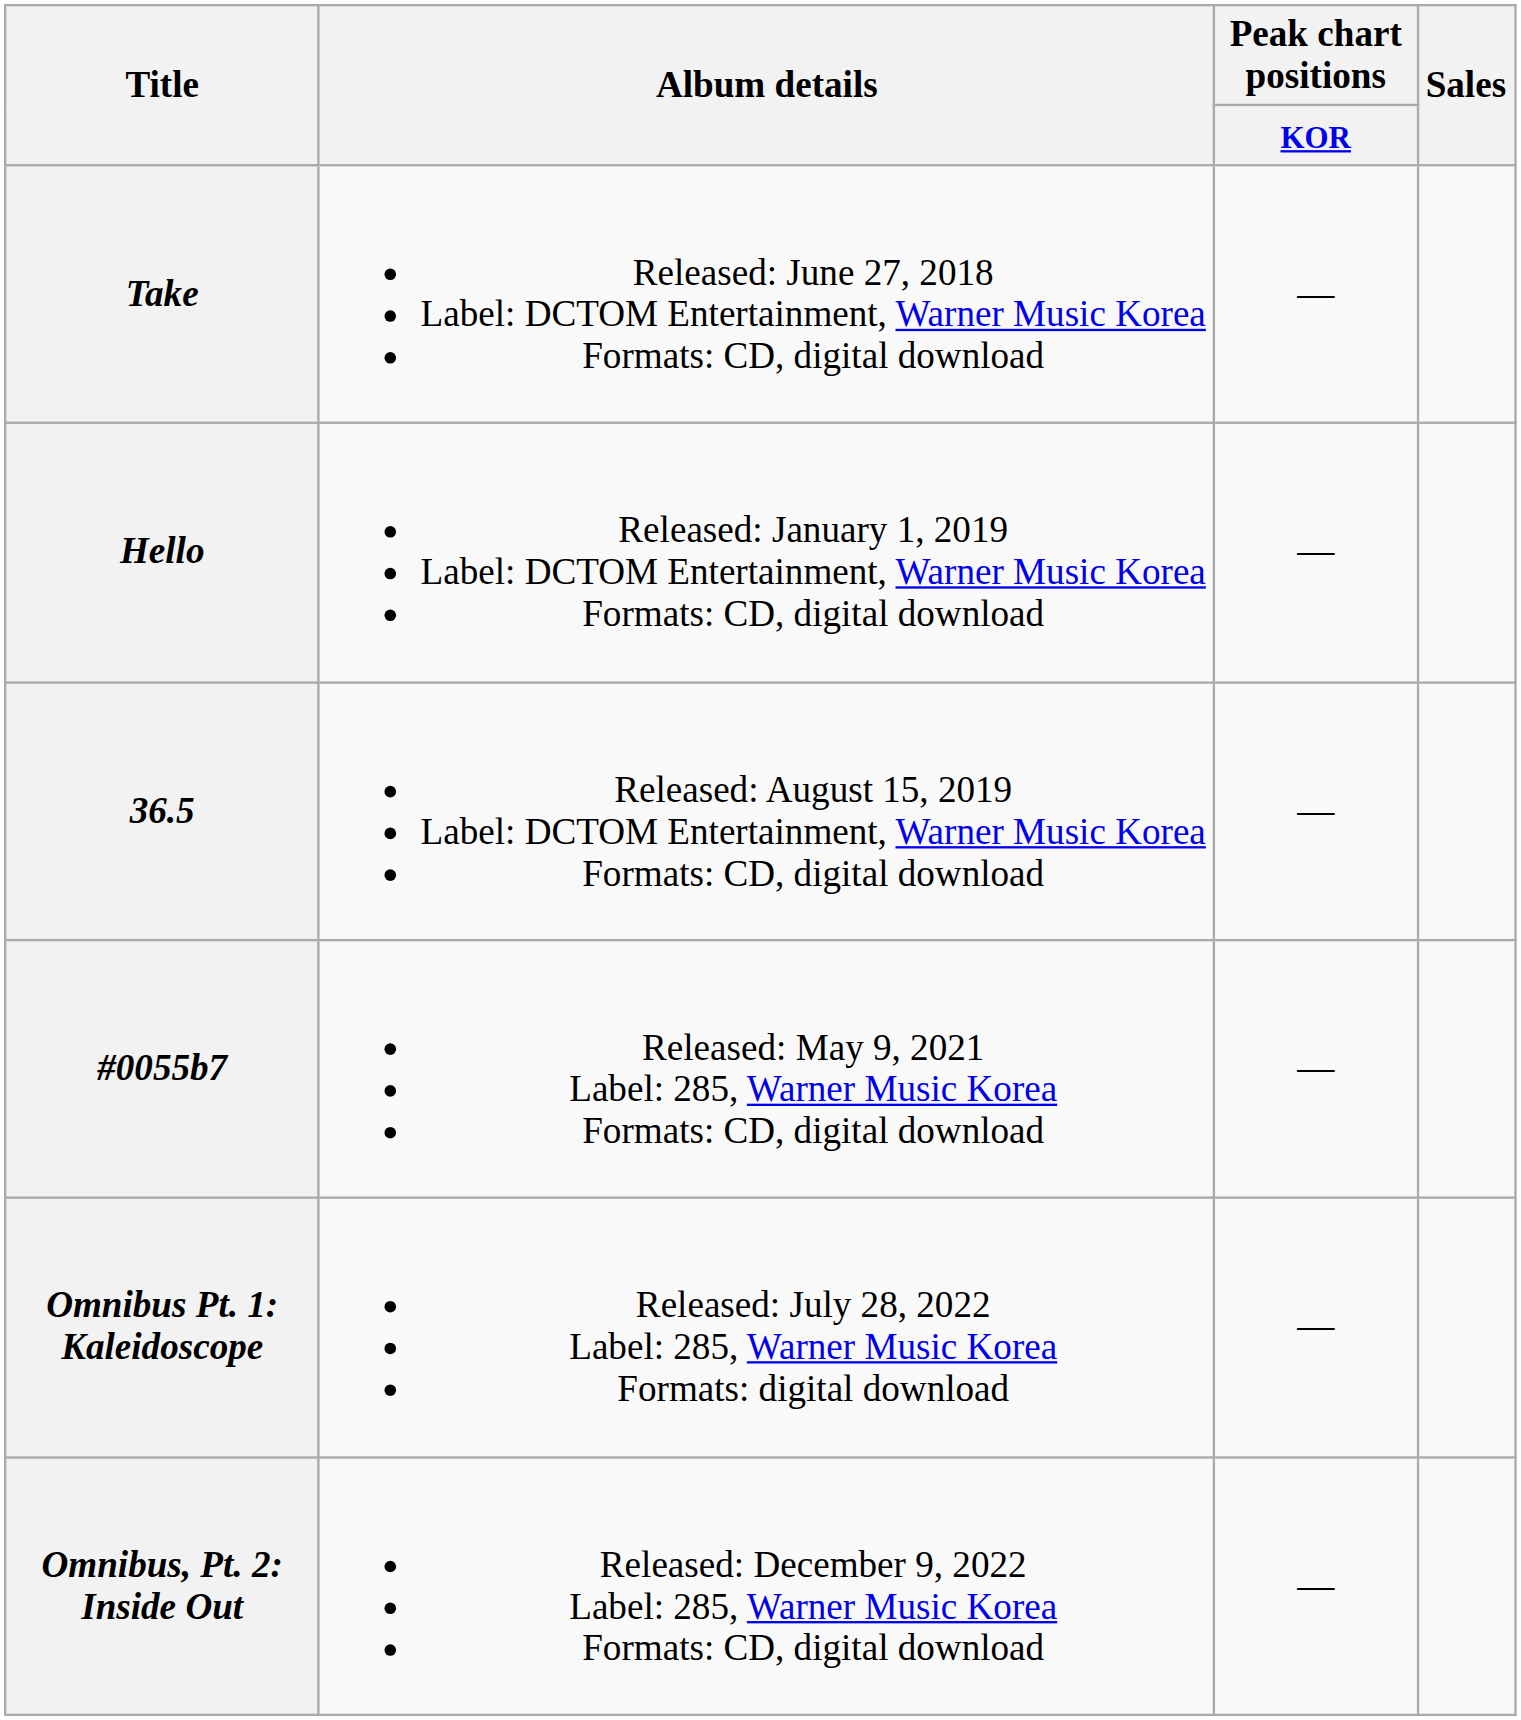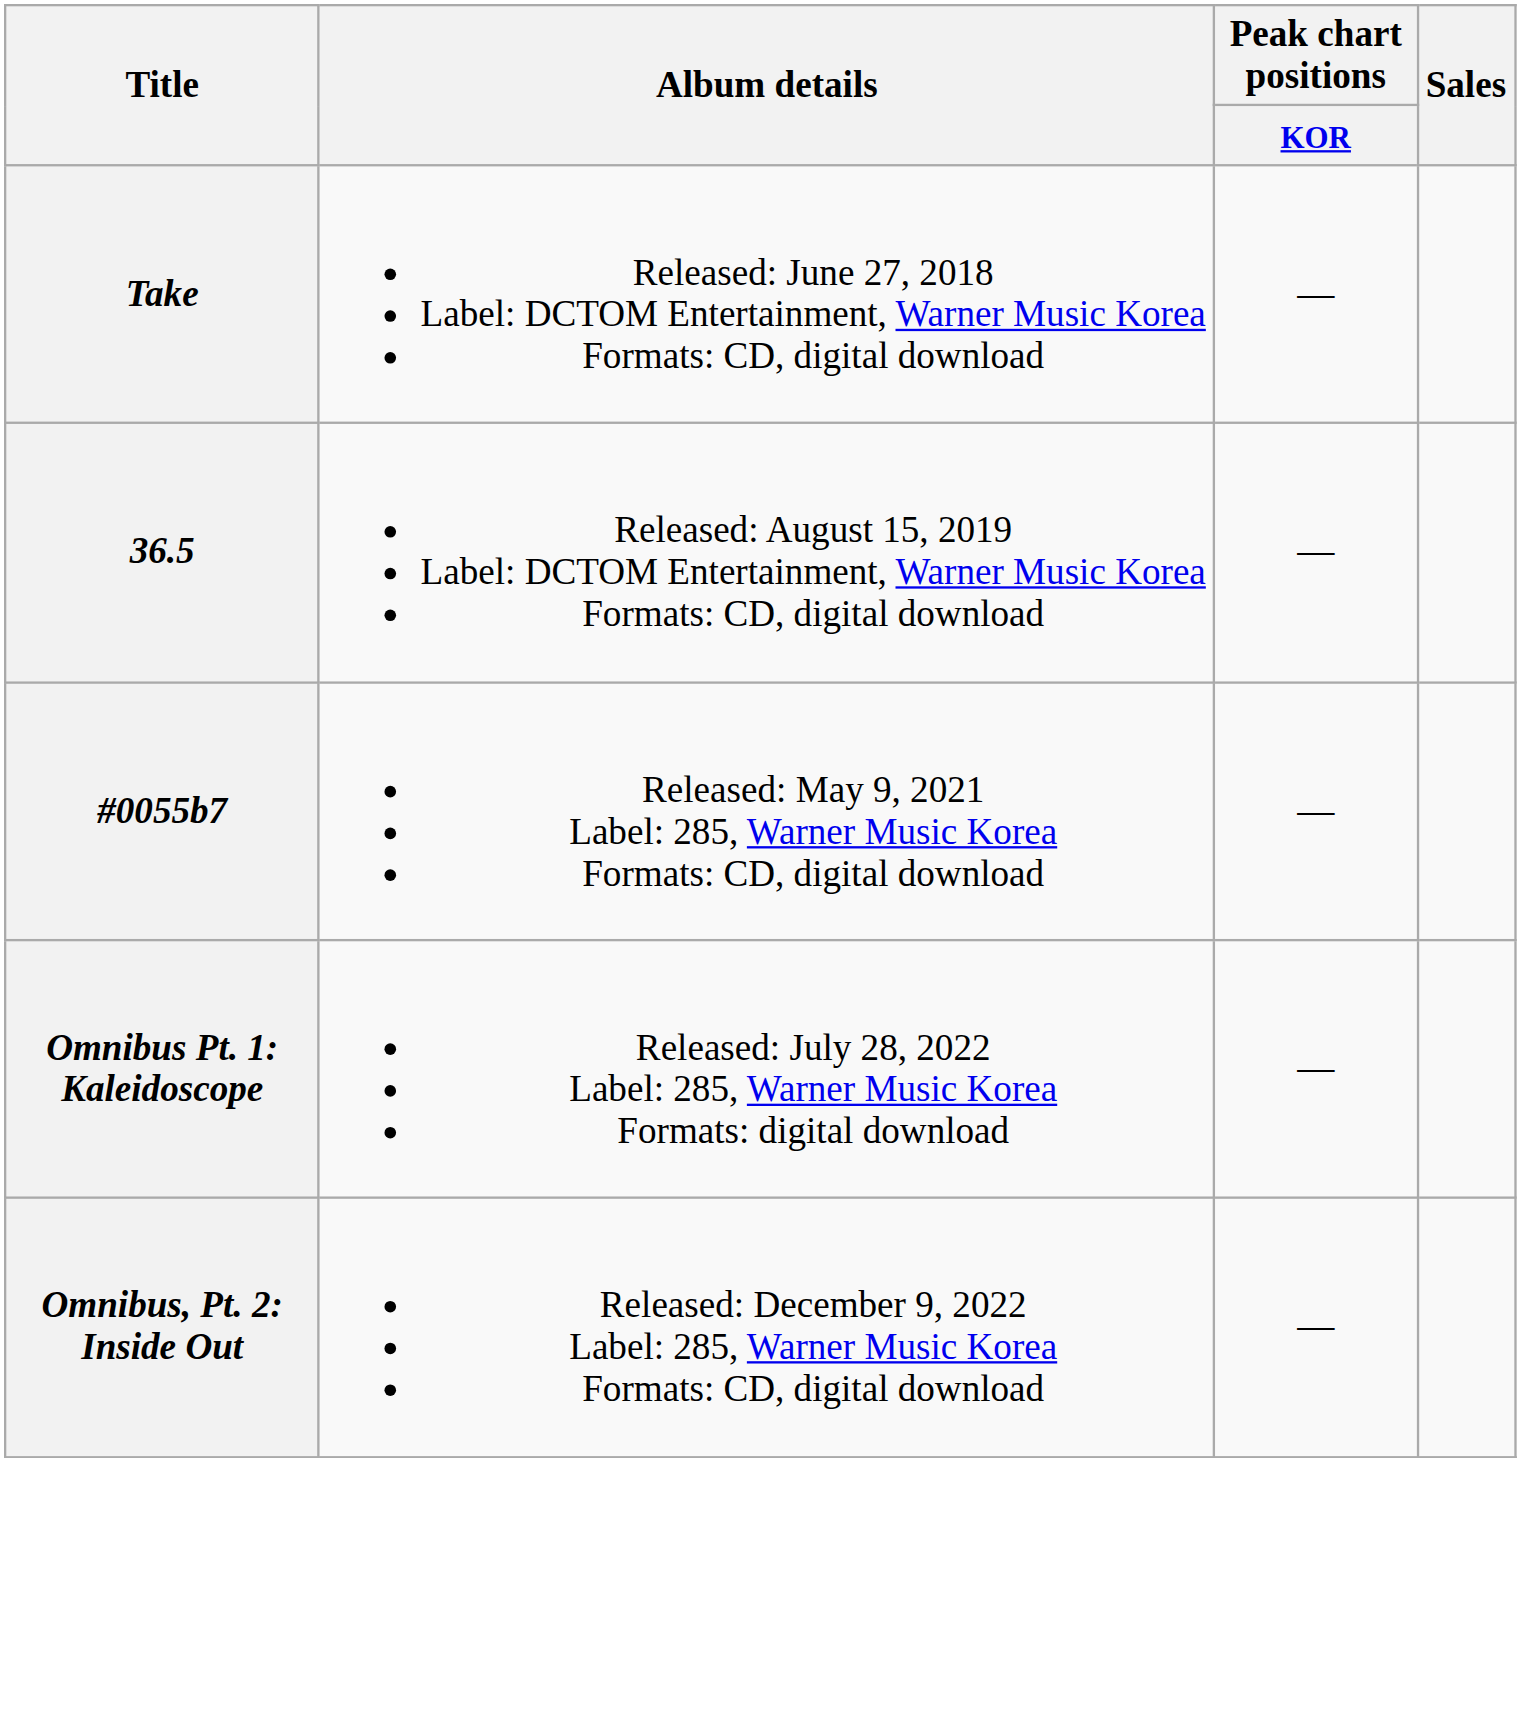- row: (162, 551)
